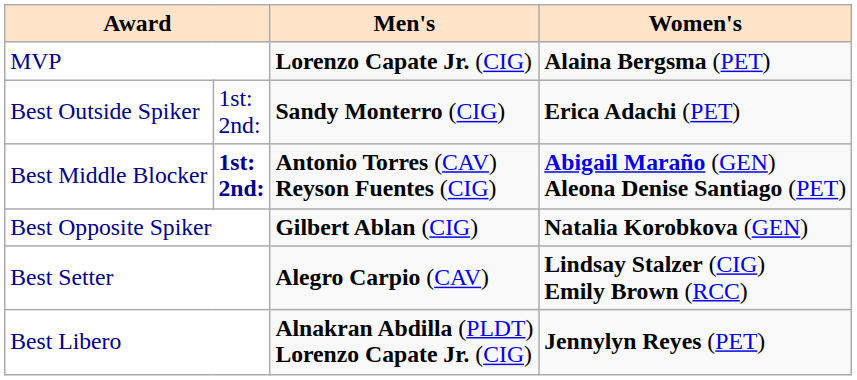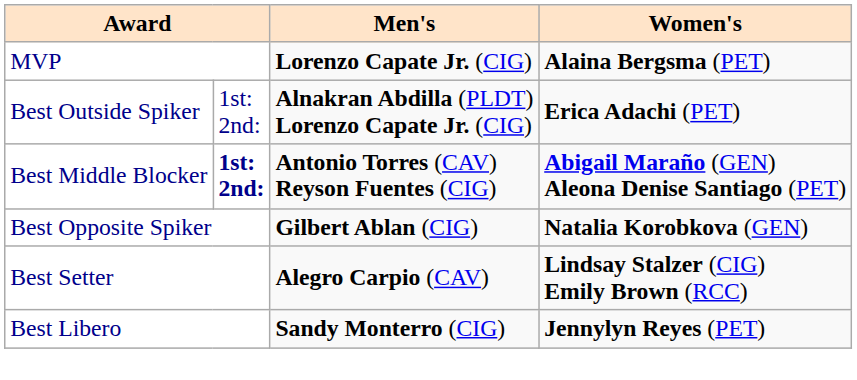(390, 111) Sandy Monterro (CIG) -> (404, 111) Alnakran Abdilla (PLDT) Lorenzo Capate Jr. (CIG)
(404, 341) Alnakran Abdilla (PLDT) Lorenzo Capate Jr. (CIG) -> (390, 328) Sandy Monterro (CIG)
